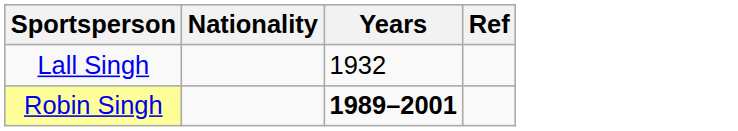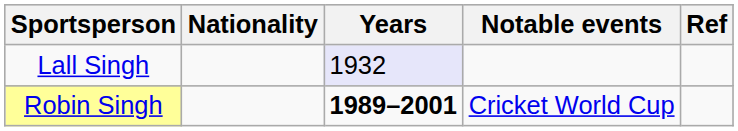+ column: (572, 24)
(358, 65) no background -> (358, 65) lavender background
